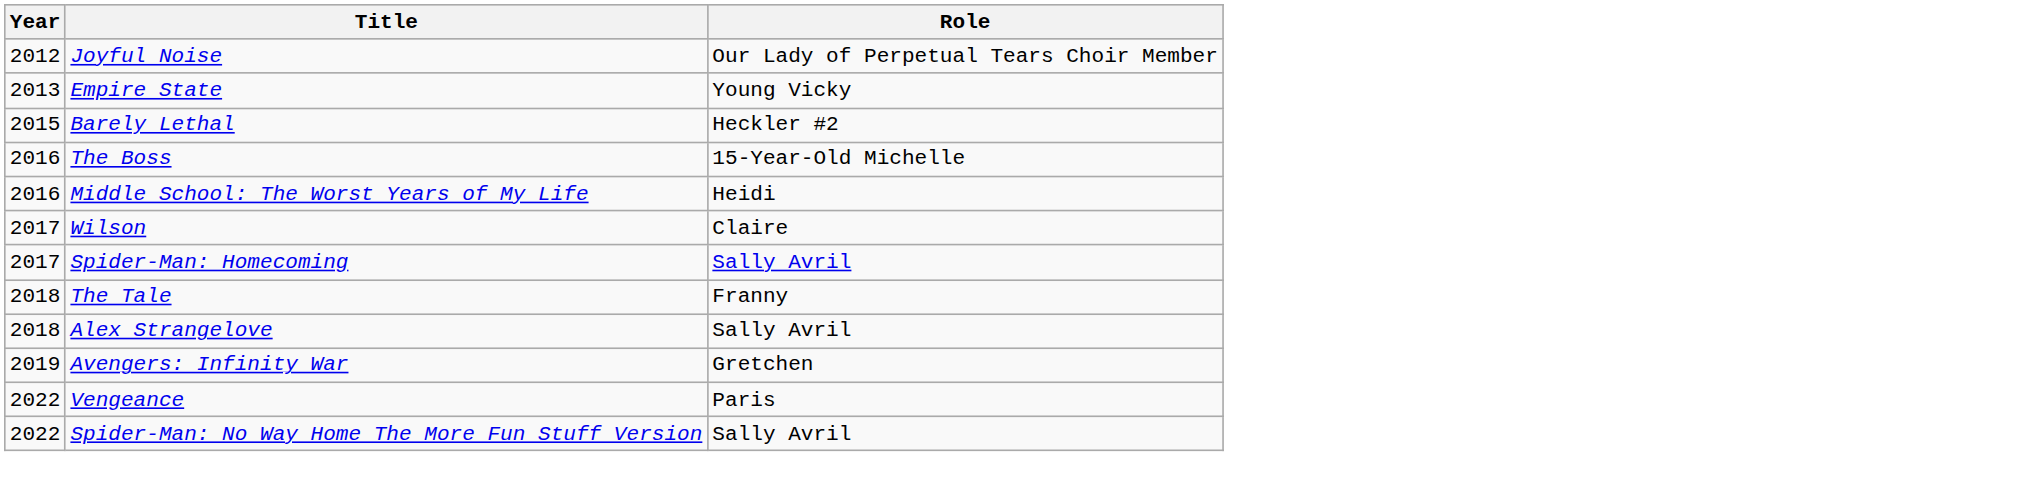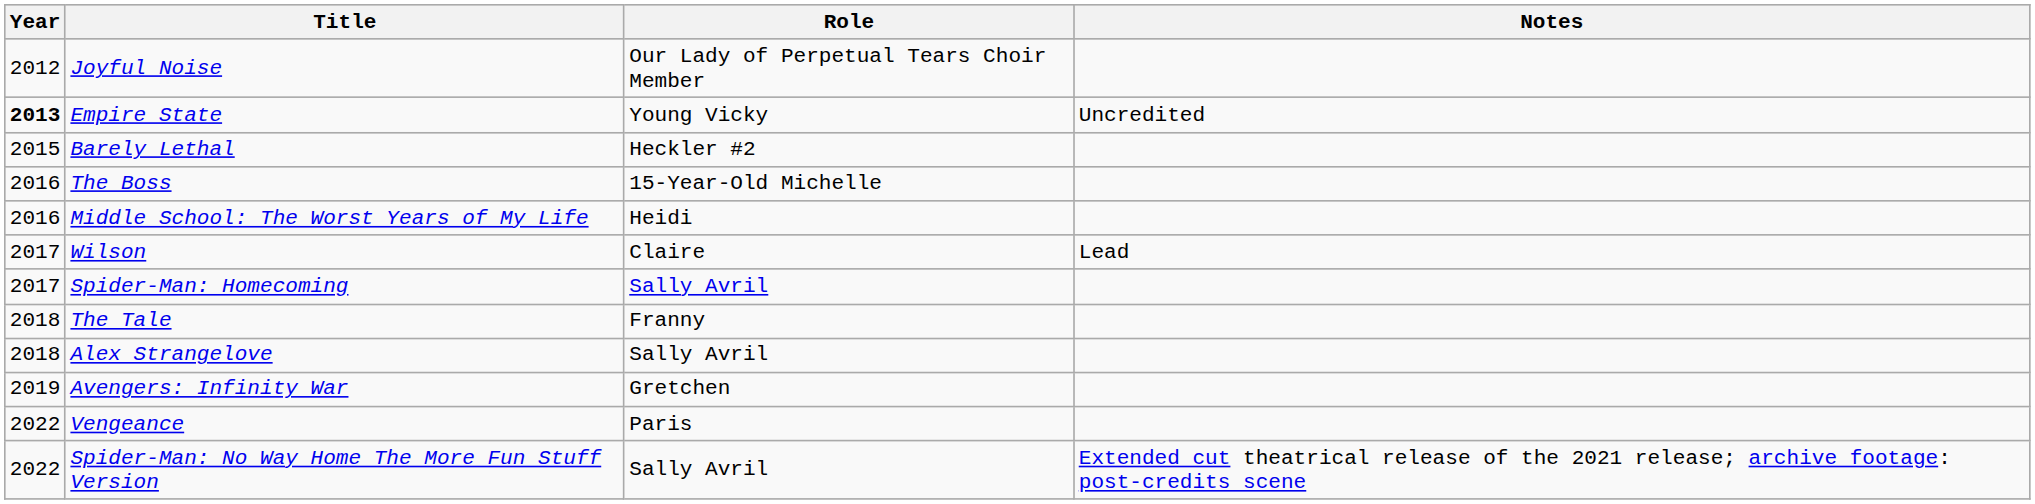+ column: (1552, 22)
(35, 91) normal -> (35, 115) bold
